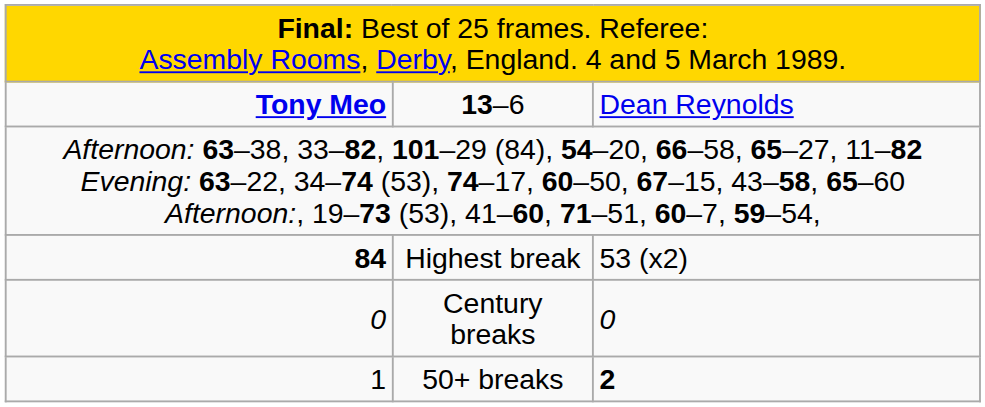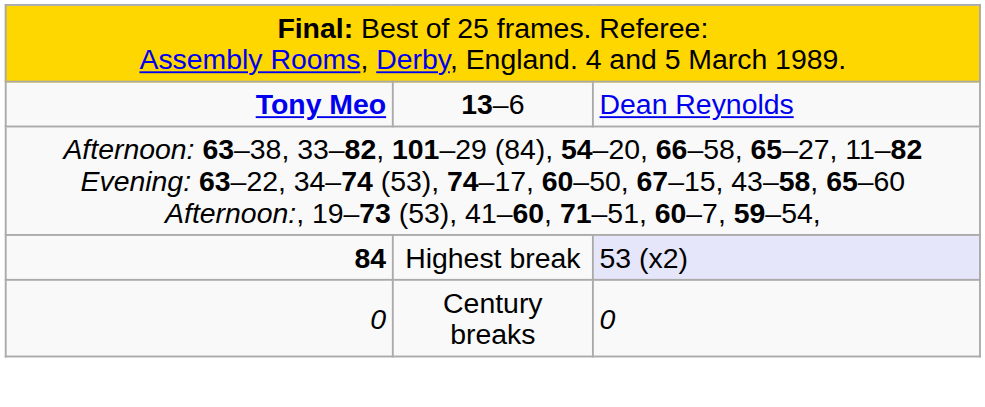(644, 258) no background -> (644, 258) lavender background
- row: (493, 380)
